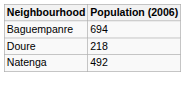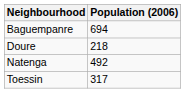+ row: (25, 79)
